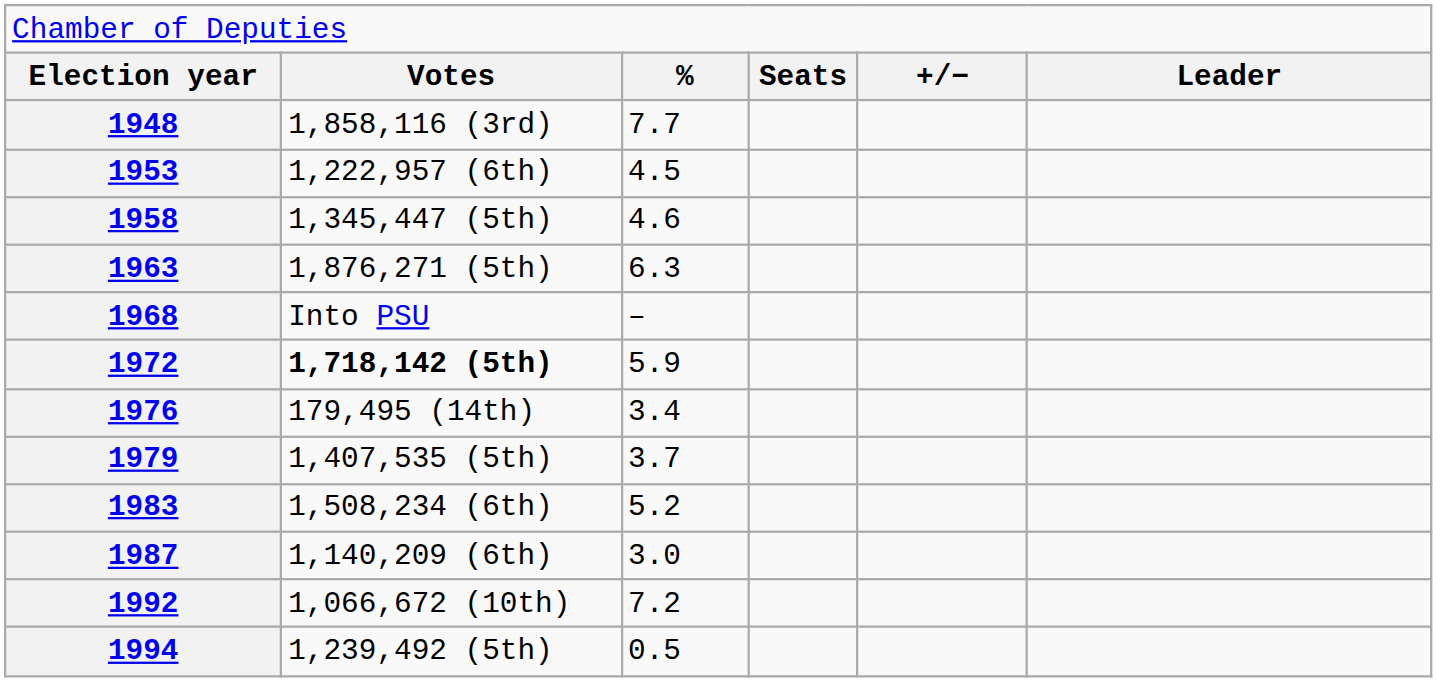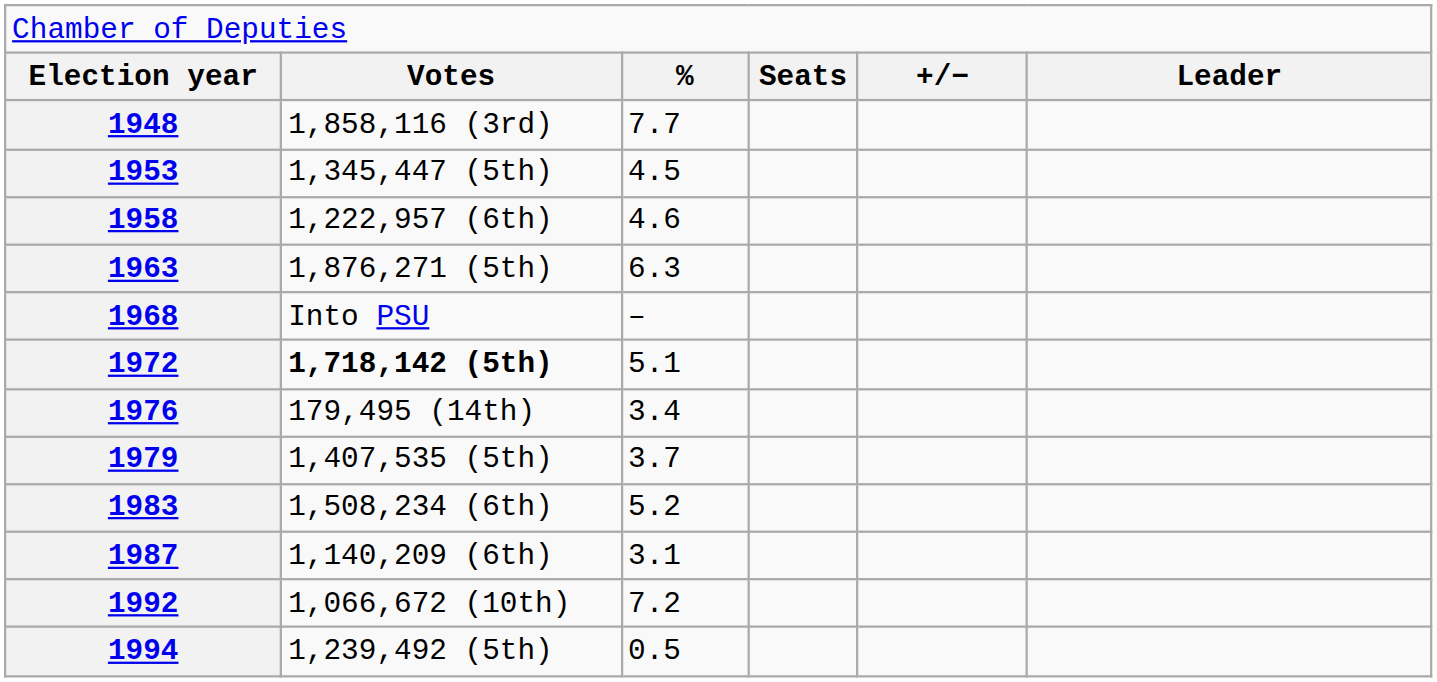(420, 173) 1,222,957 (6th) -> (420, 173) 1,345,447 (5th)
(420, 221) 1,345,447 (5th) -> (420, 221) 1,222,957 (6th)
(655, 364) 5.9 -> (655, 364) 5.1
(655, 556) 3.0 -> (655, 556) 3.1
